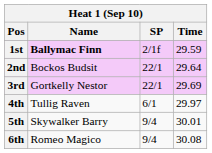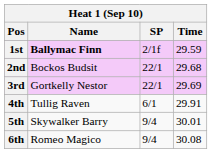(189, 67) 29.64 -> (189, 67) 29.68
(189, 103) 29.97 -> (189, 103) 29.91
